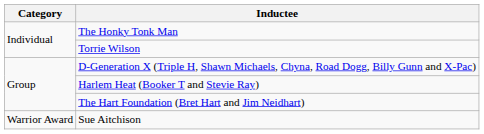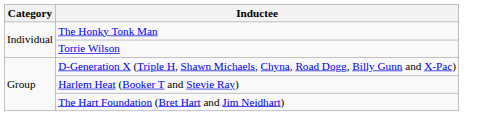- row: (110, 119)
